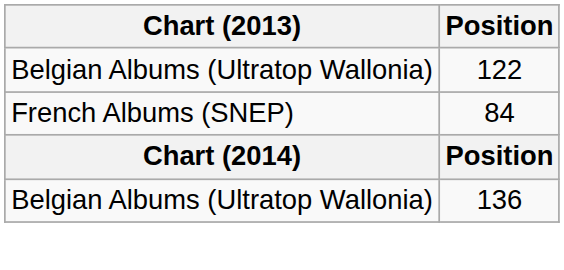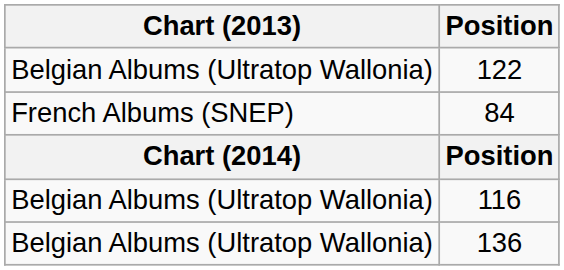+ row: (499, 199)
